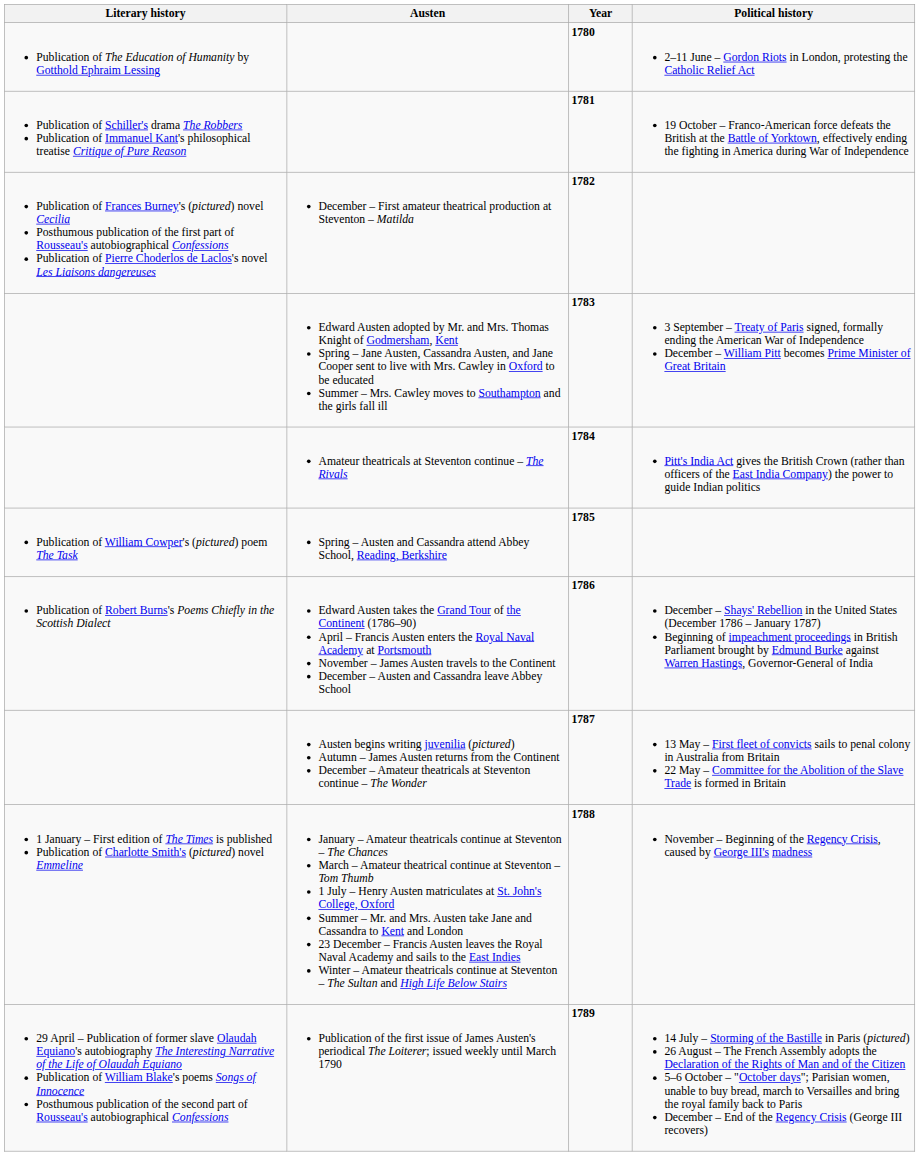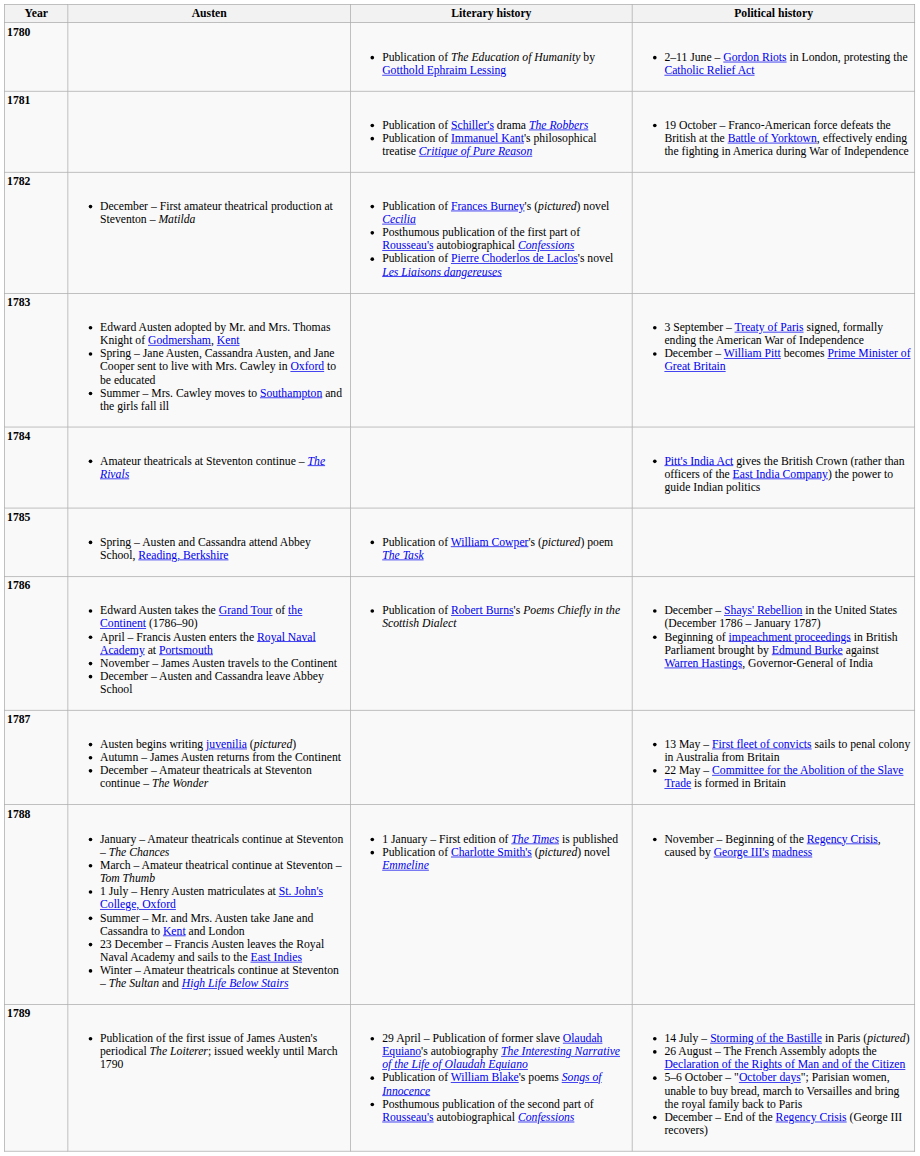columns swapped: (601, 13) <-> (145, 13)
